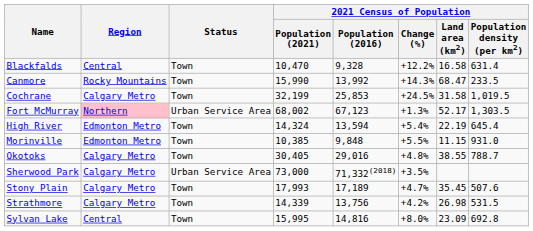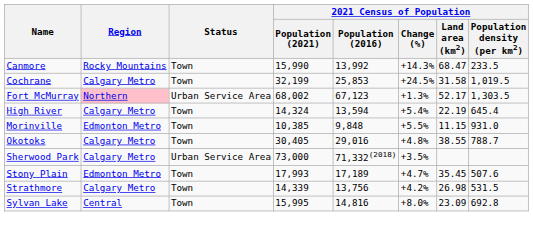- row: (34, 66)
(122, 126) Edmonton Metro -> (119, 111) Calgary Metro
(119, 188) Calgary Metro -> (122, 173) Edmonton Metro
